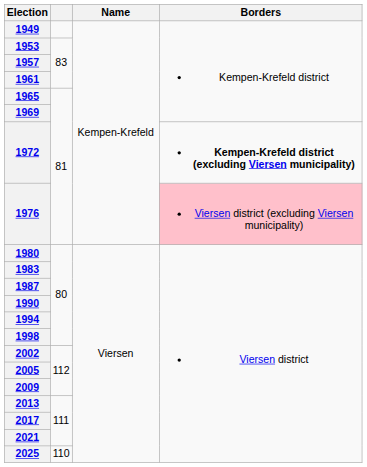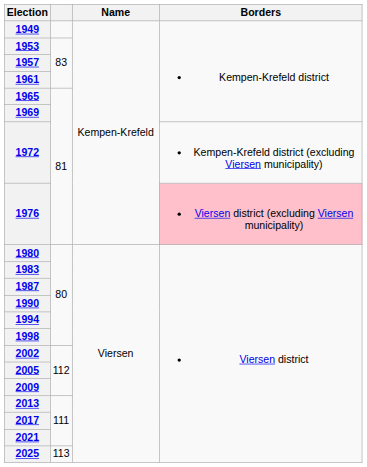(261, 158) bold -> (261, 158) normal
(61, 454) 110 -> (61, 454) 113
